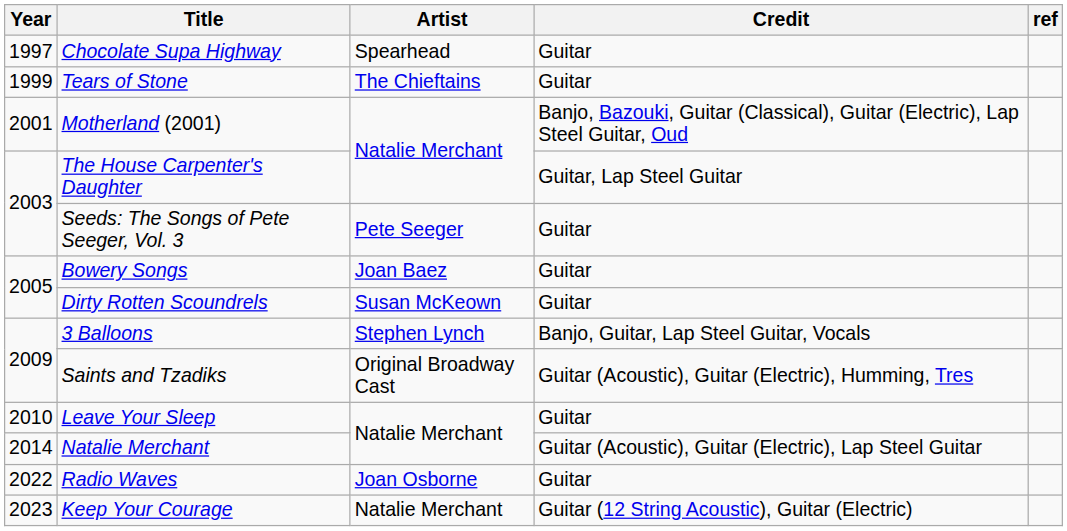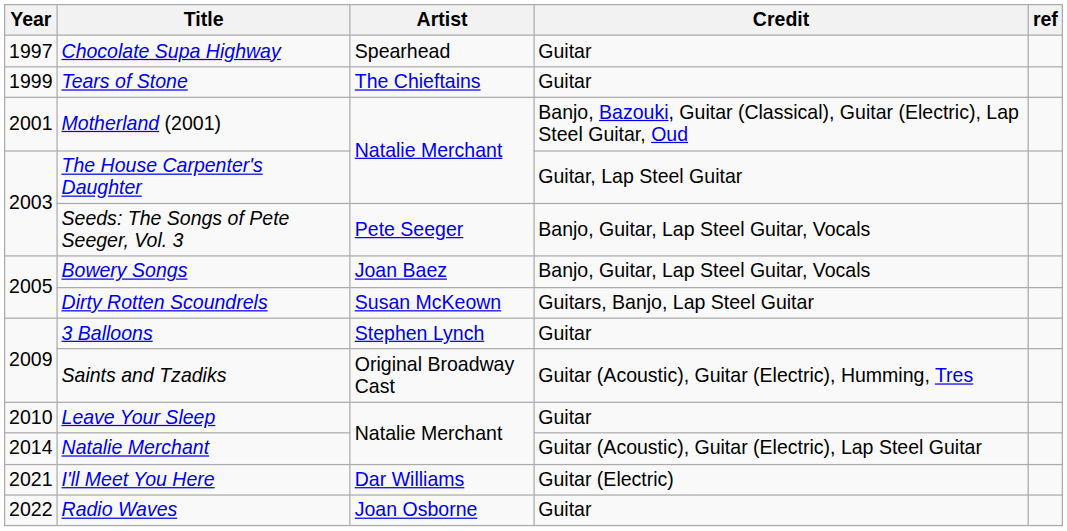(565, 229) Guitar -> (704, 229) Banjo, Guitar, Lap Steel Guitar, Vocals
(565, 271) Guitar -> (704, 271) Banjo, Guitar, Lap Steel Guitar, Vocals
(565, 302) Guitar -> (676, 302) Guitars, Banjo, Lap Steel Guitar
(704, 333) Banjo, Guitar, Lap Steel Guitar, Vocals -> (565, 333) Guitar
+ row: (138, 479)
- row: (147, 510)
